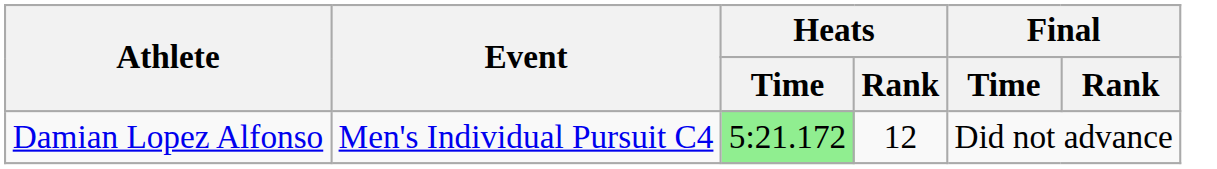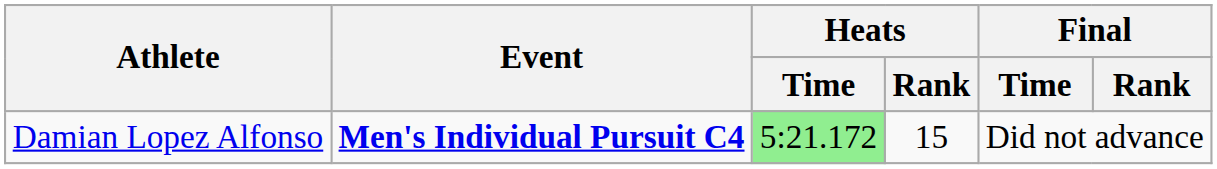(526, 136) normal -> (542, 136) bold
(900, 136) 12 -> (931, 136) 15
